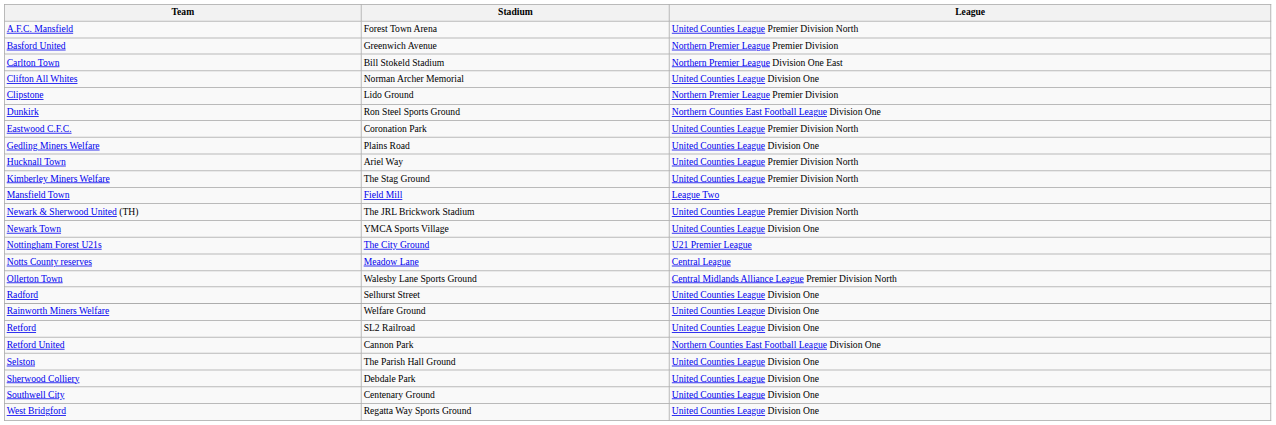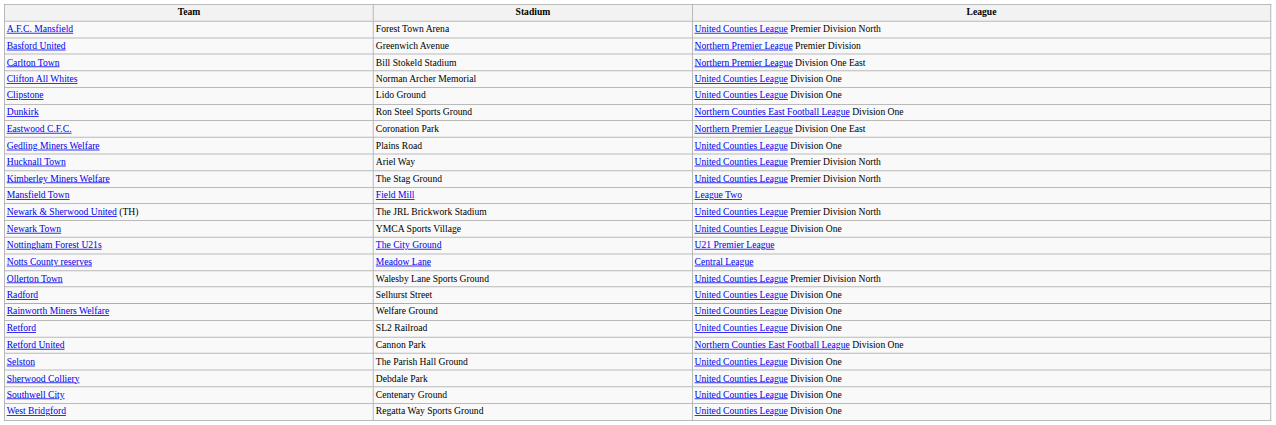(755, 95) Northern Premier League Premier Division -> (768, 95) United Counties League Division One
(765, 129) United Counties League Premier Division North -> (780, 129) Northern Premier League Division One East
(784, 278) Central Midlands Alliance League Premier Division North -> (788, 278) United Counties League Premier Division North
